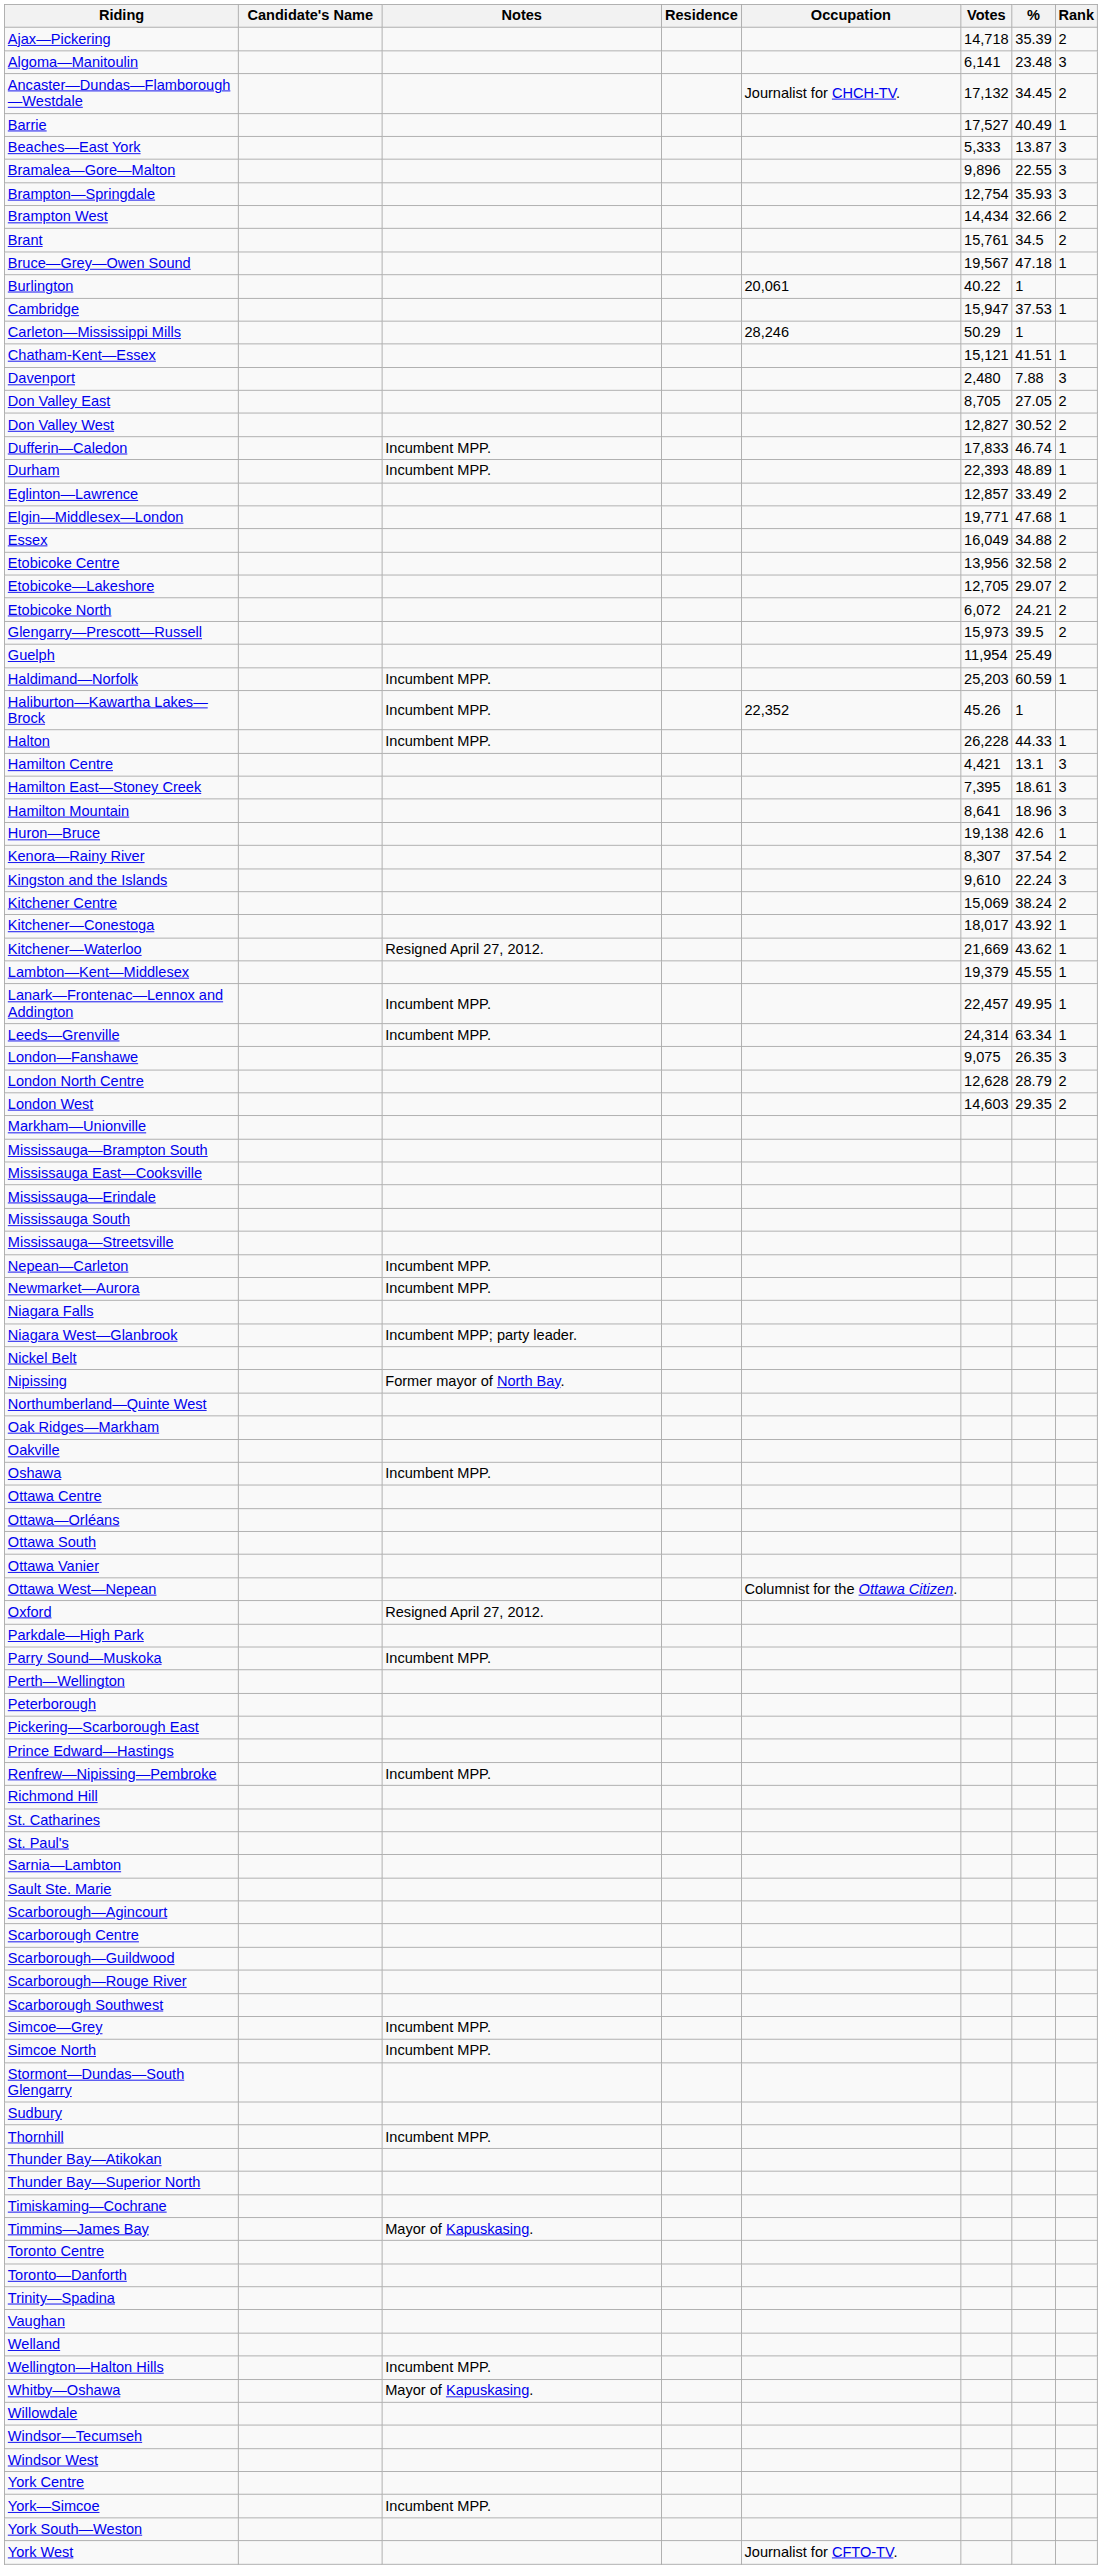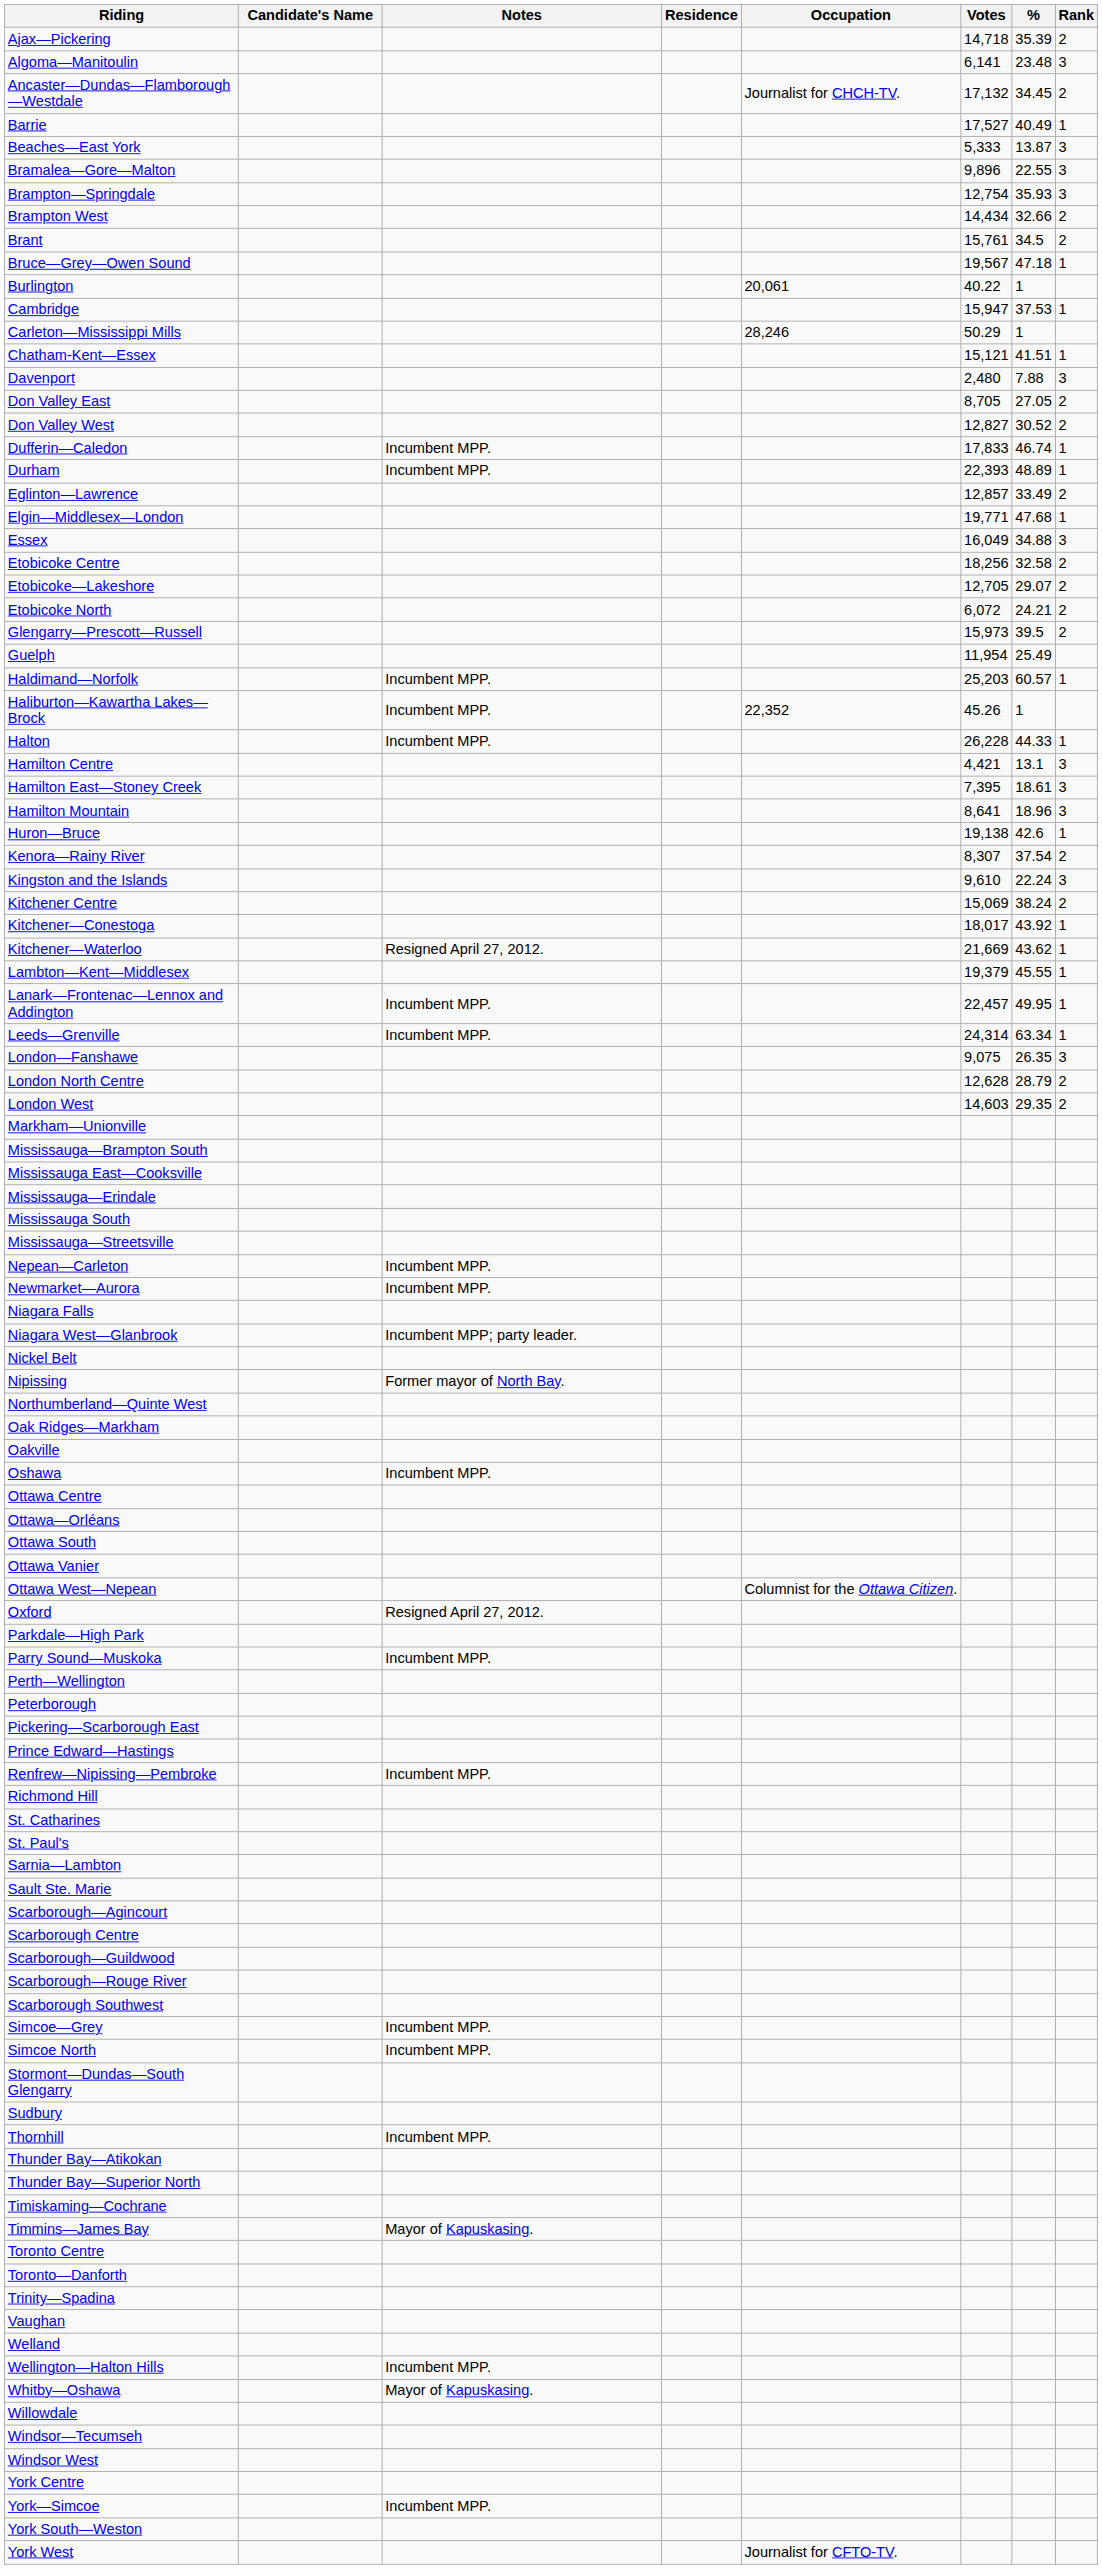(1063, 540) 2 -> (1063, 540) 3
(986, 563) 13,956 -> (986, 563) 18,256
(1034, 678) 60.59 -> (1034, 678) 60.57
